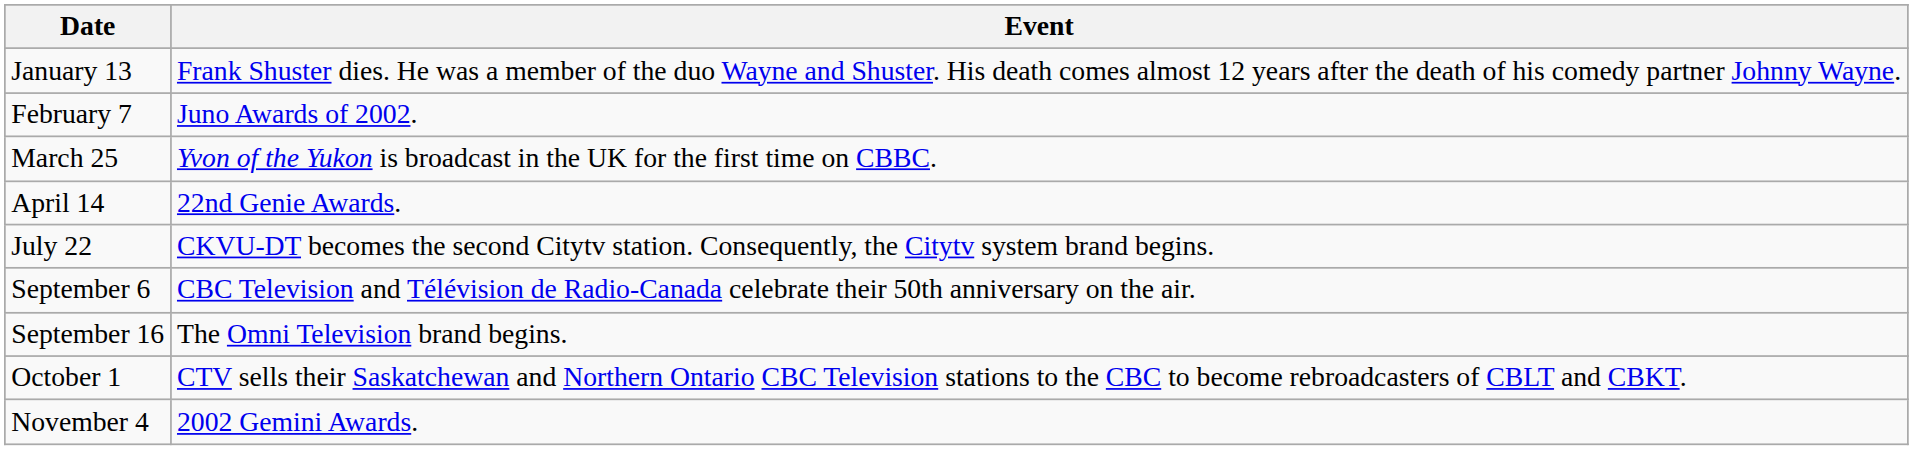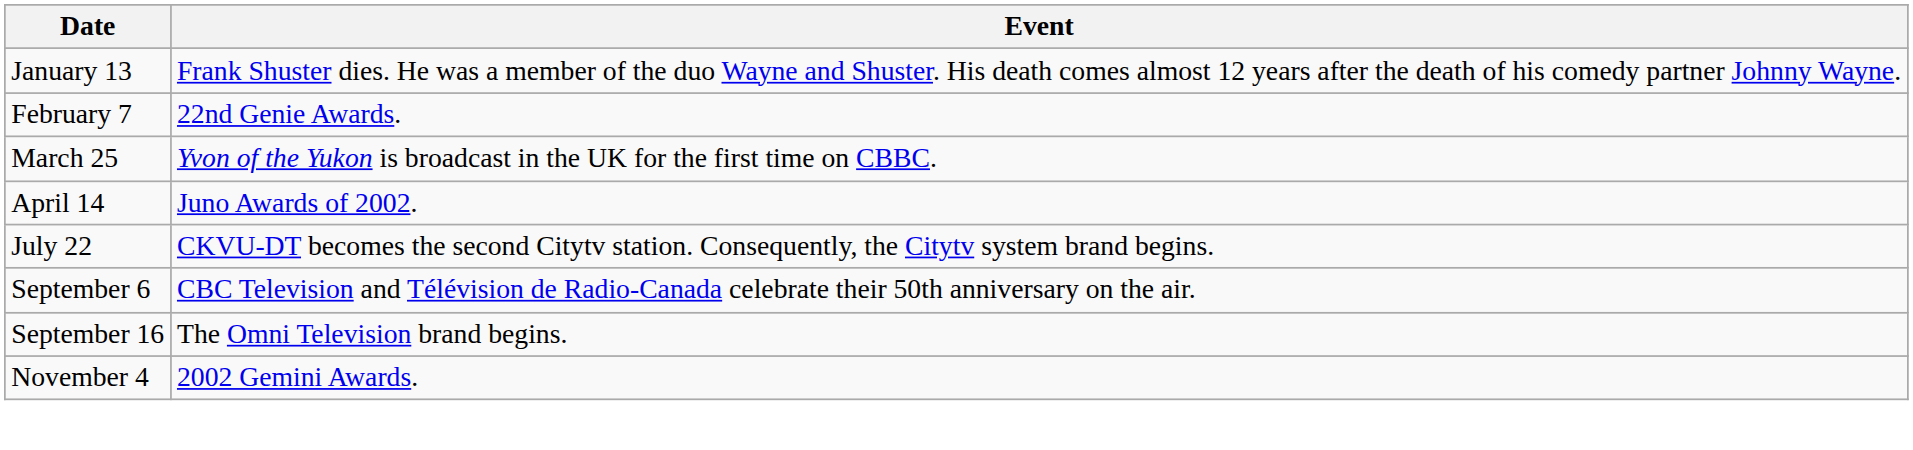(297, 114) Juno Awards of 2002. -> (289, 114) 22nd Genie Awards.
(289, 202) 22nd Genie Awards. -> (297, 202) Juno Awards of 2002.
- row: (66, 377)
